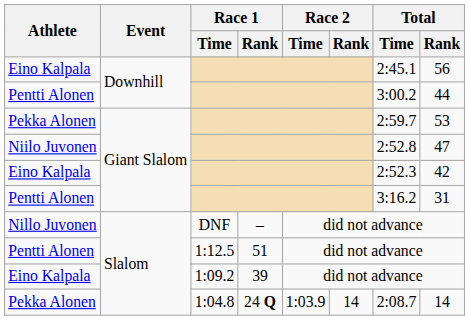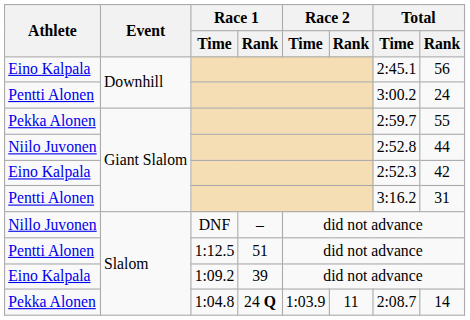(442, 95) 44 -> (442, 95) 24
(442, 121) 53 -> (442, 121) 55
(442, 147) 47 -> (442, 147) 44
(351, 302) 14 -> (351, 302) 11
